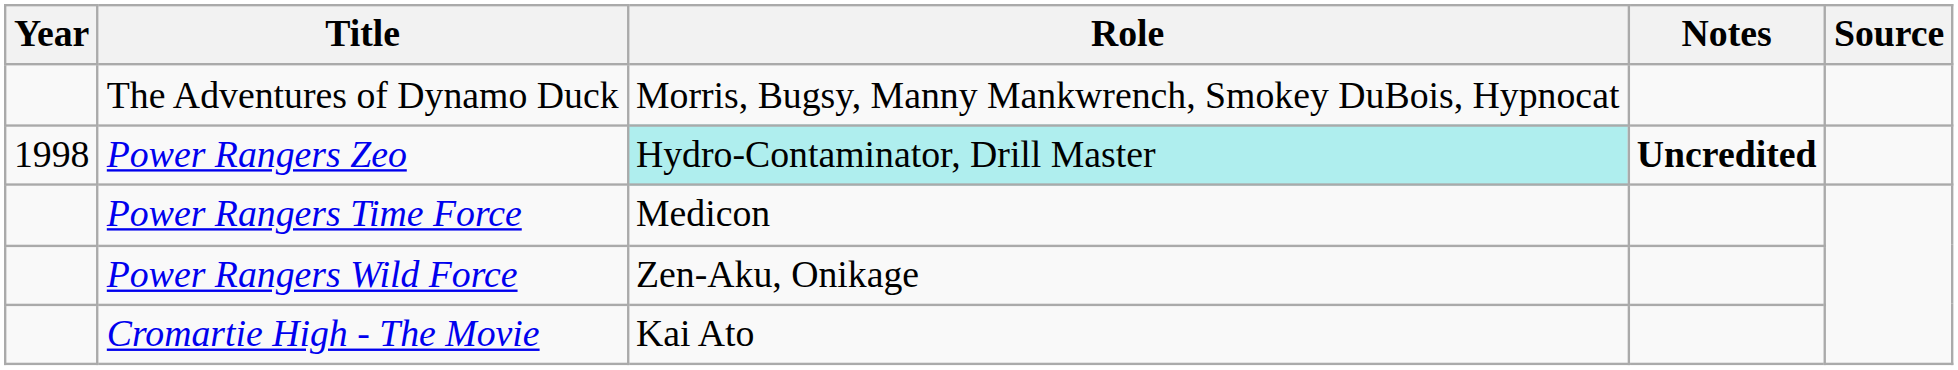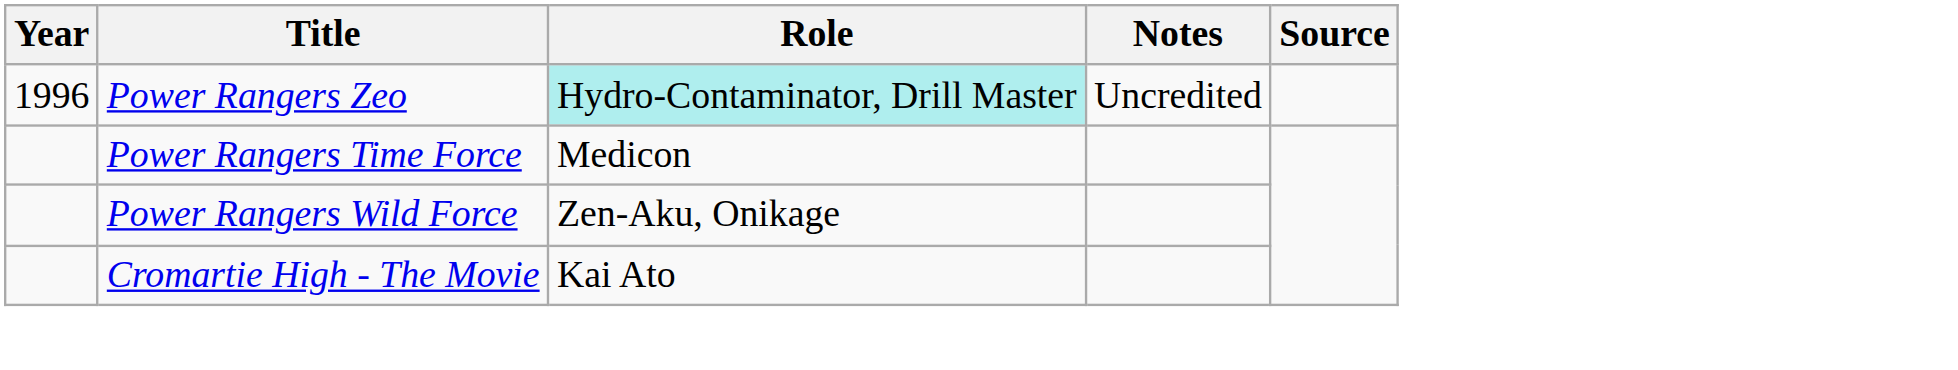- row: (363, 94)
(52, 154) 1998 -> (52, 94) 1996
(1727, 154) bold -> (1178, 94) normal
